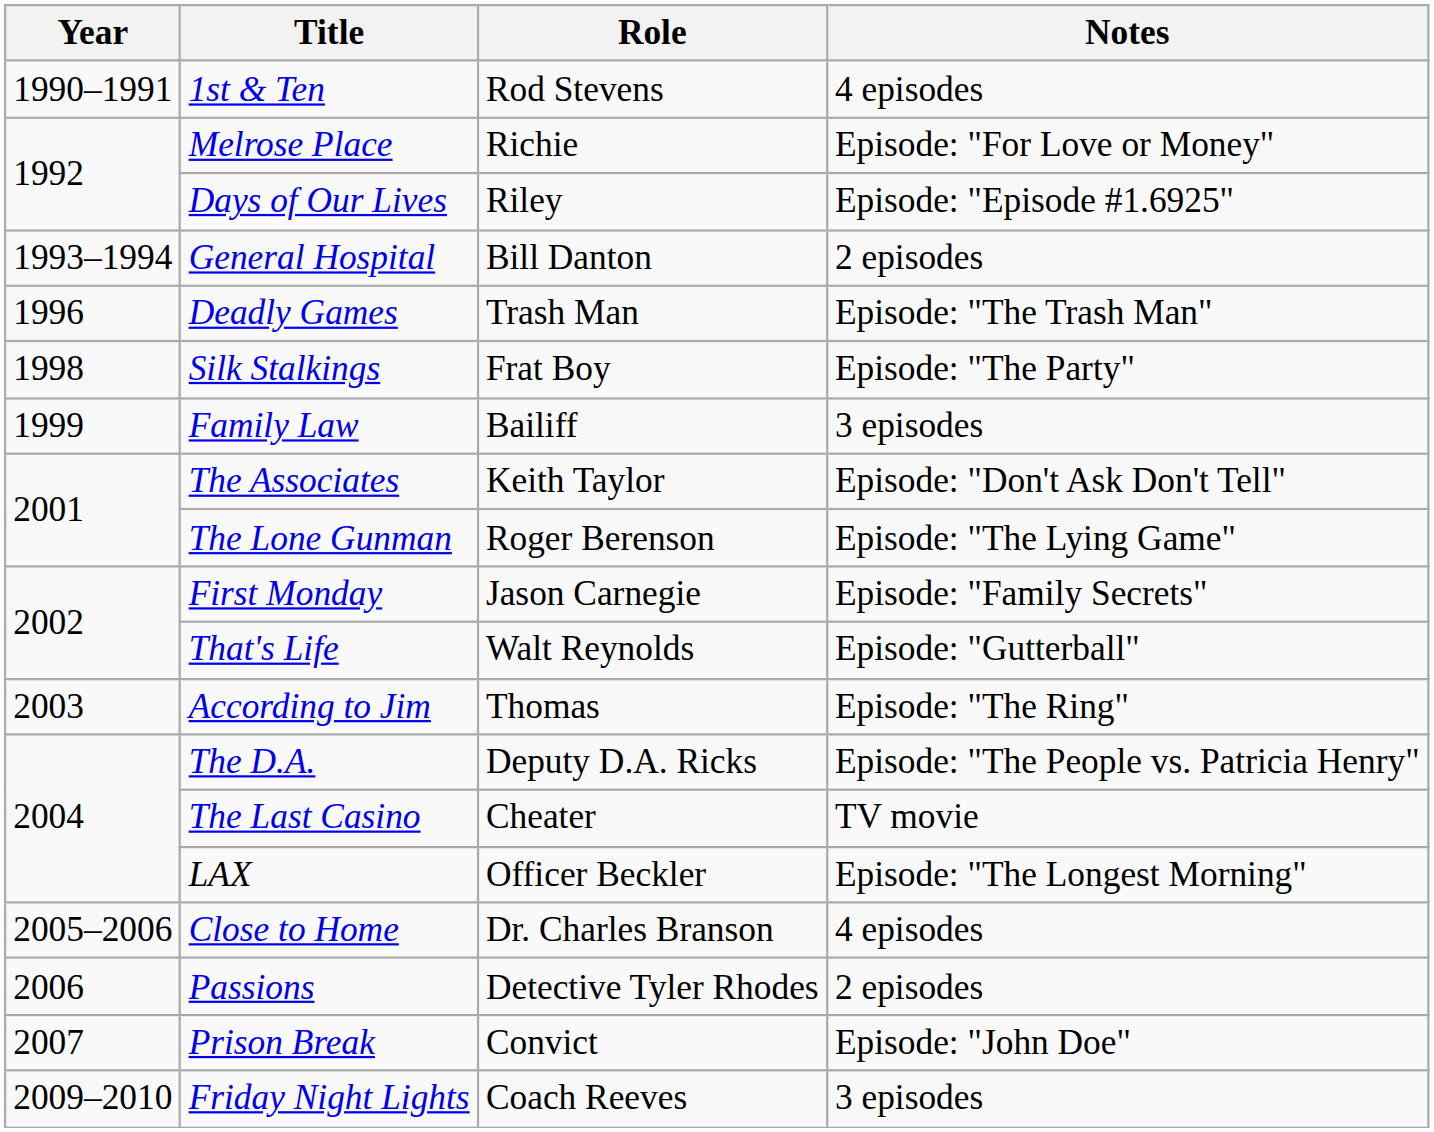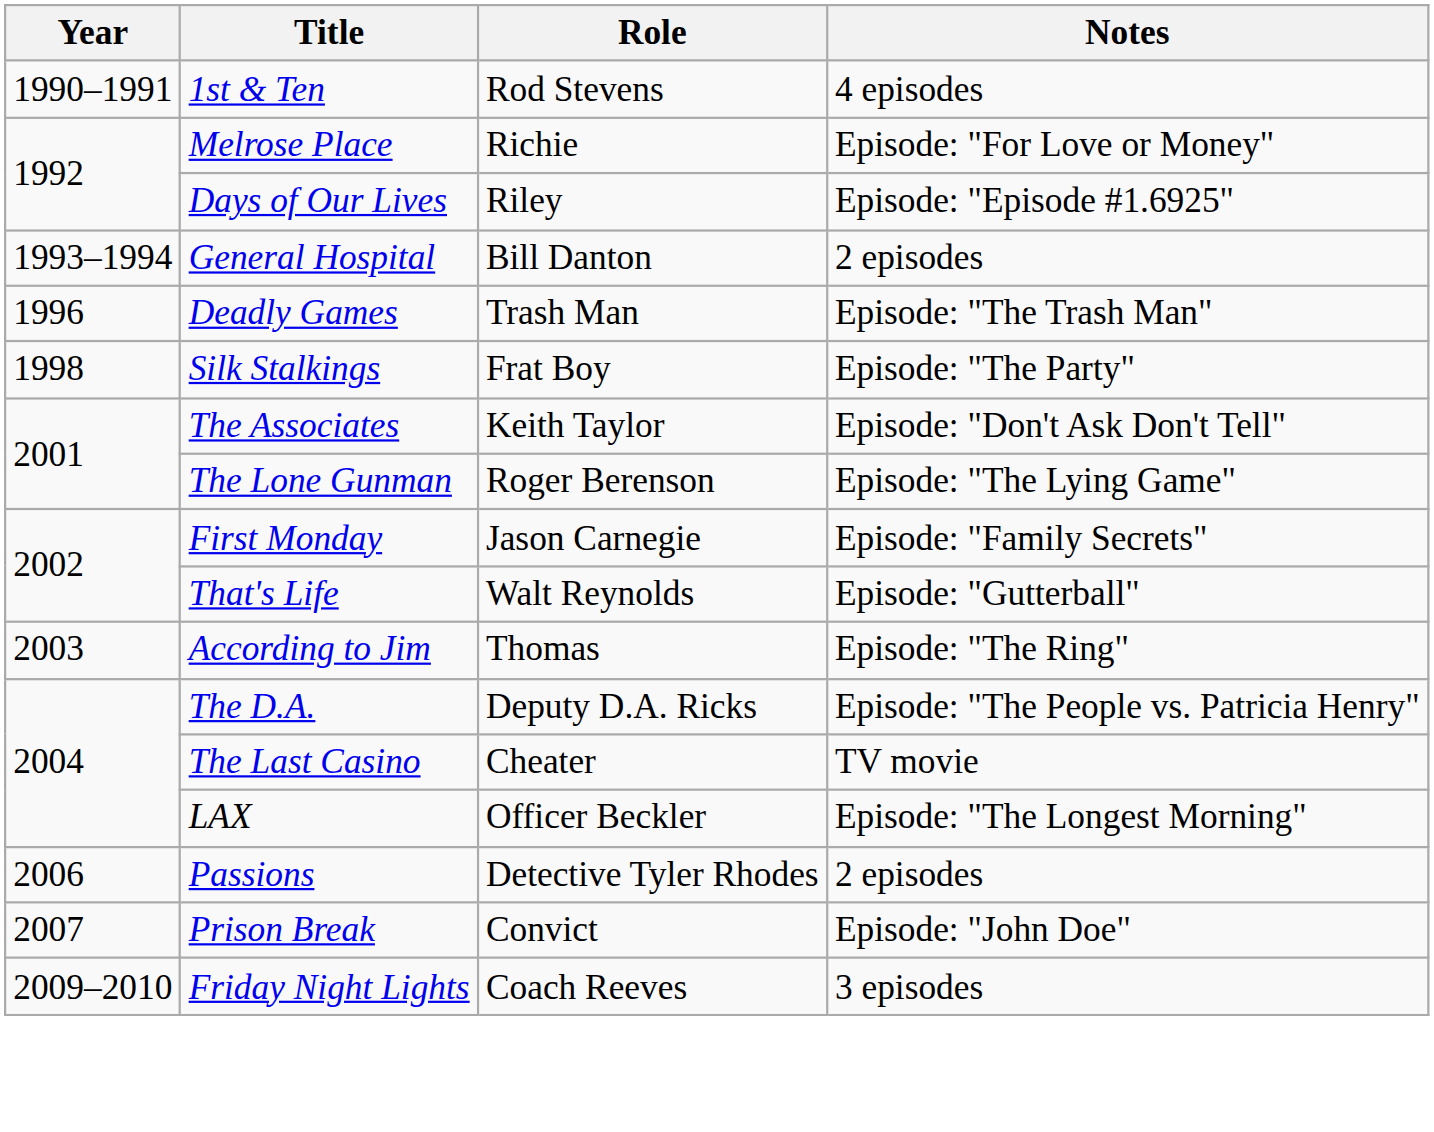- row: (274, 425)
- row: (294, 929)
